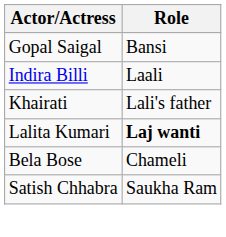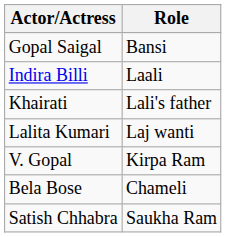(163, 132) bold -> (160, 132) normal
+ row: (40, 160)
